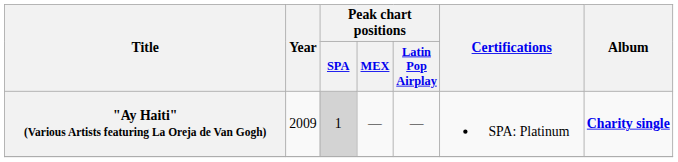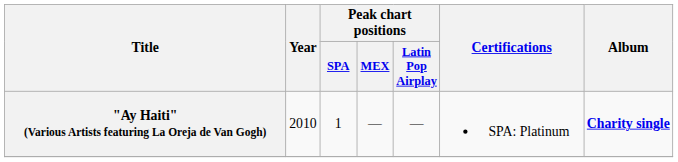(303, 123) 2009 -> (303, 123) 2010
(338, 123) lightgrey background -> (338, 123) no background
